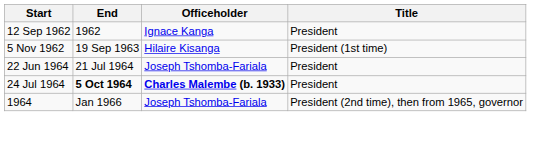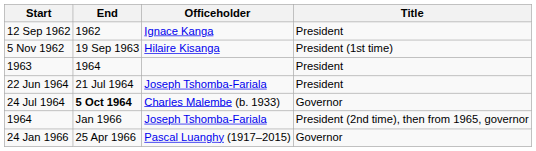+ row: (19, 66)
(215, 84) bold -> (212, 102) normal
(314, 84) President -> (319, 102) Governor
+ row: (38, 137)
